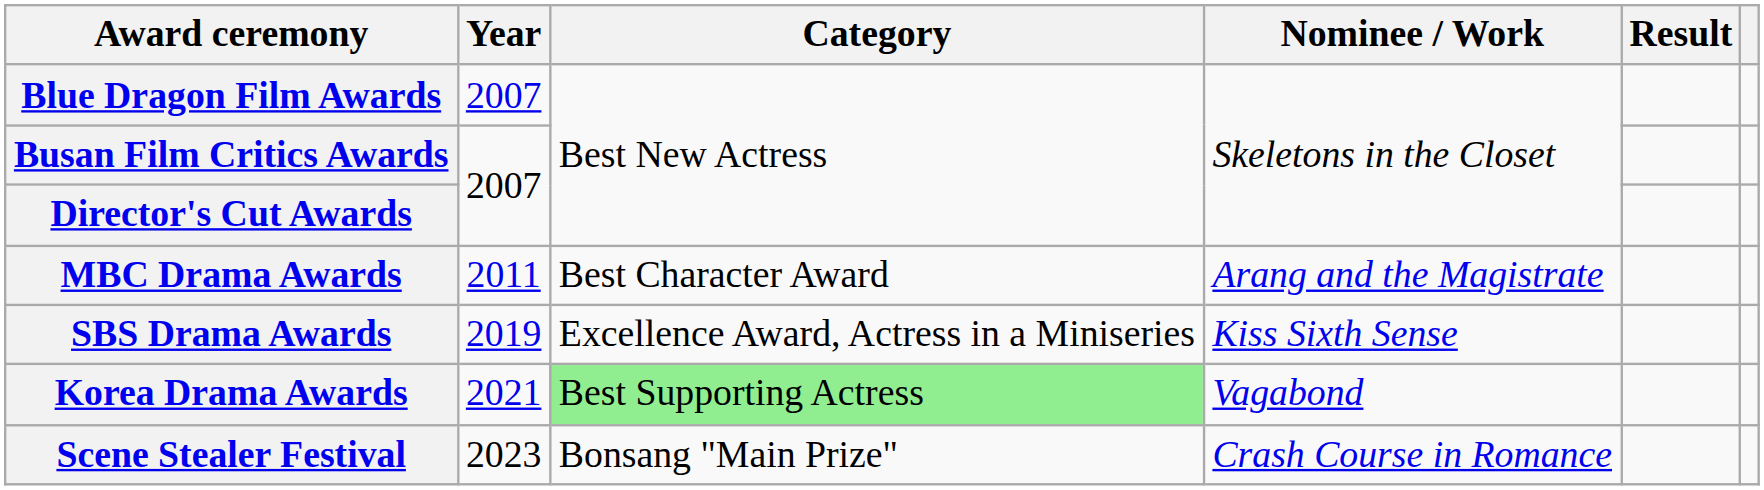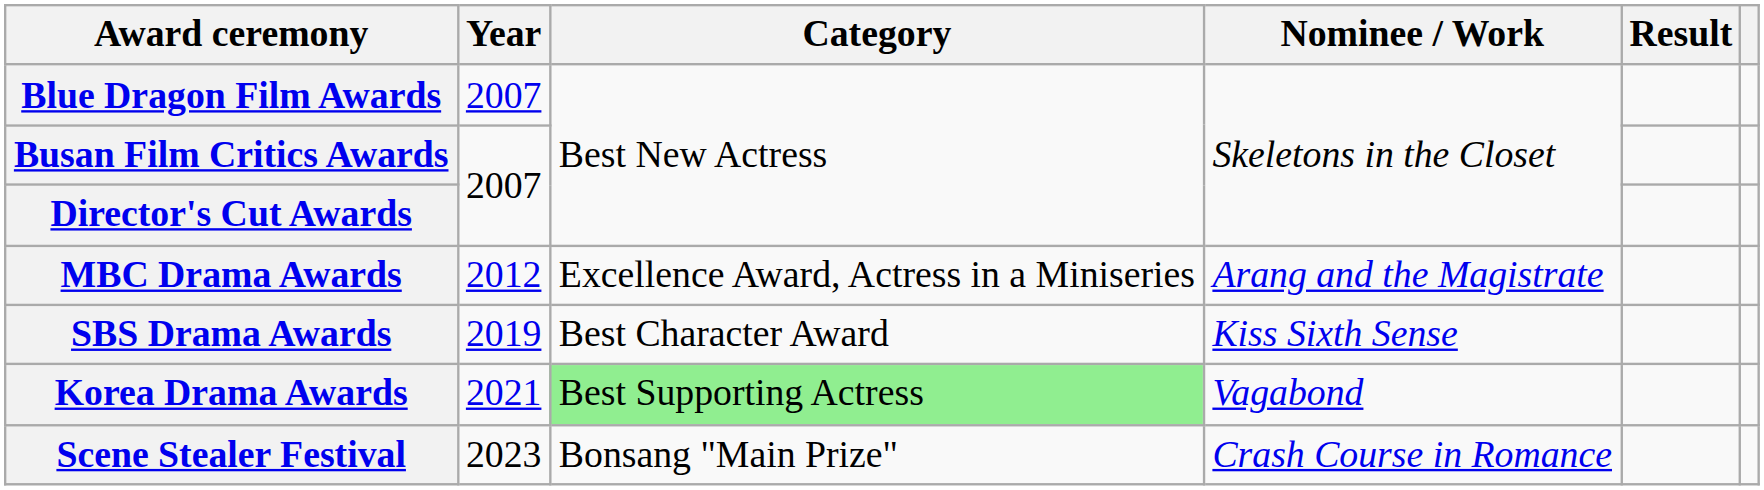(504, 273) 2011 -> (504, 273) 2012
(724, 273) Best Character Award -> (877, 273) Excellence Award, Actress in a Miniseries
(877, 333) Excellence Award, Actress in a Miniseries -> (724, 333) Best Character Award
